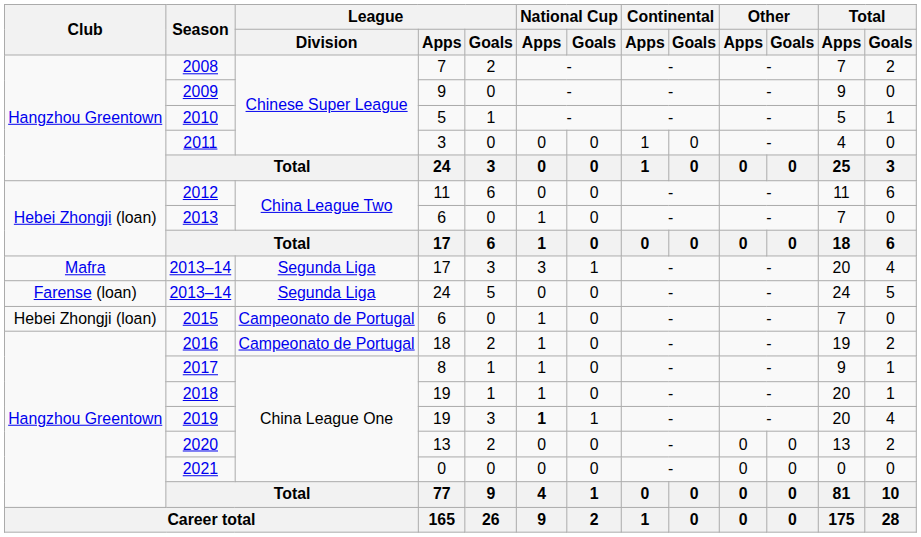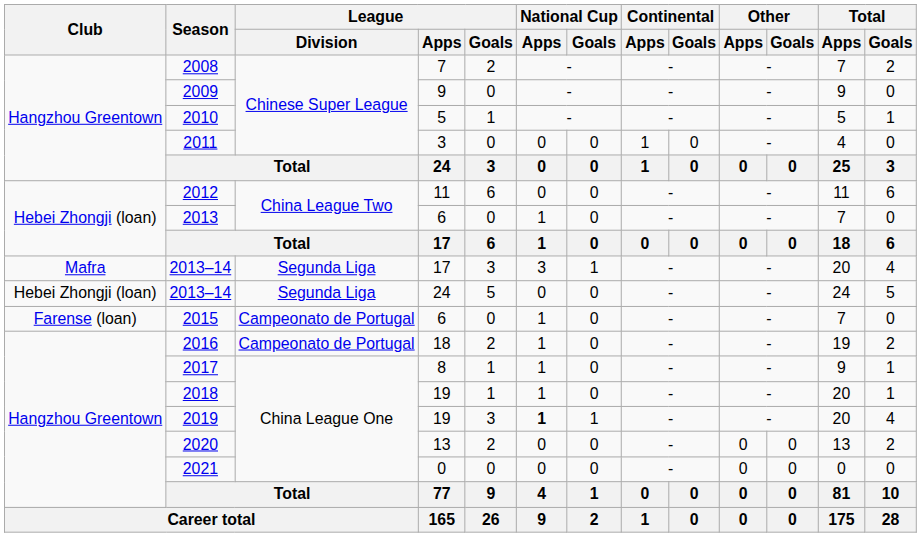(85, 293) Farense (loan) -> (85, 293) Hebei Zhongji (loan)
(85, 318) Hebei Zhongji (loan) -> (85, 318) Farense (loan)
